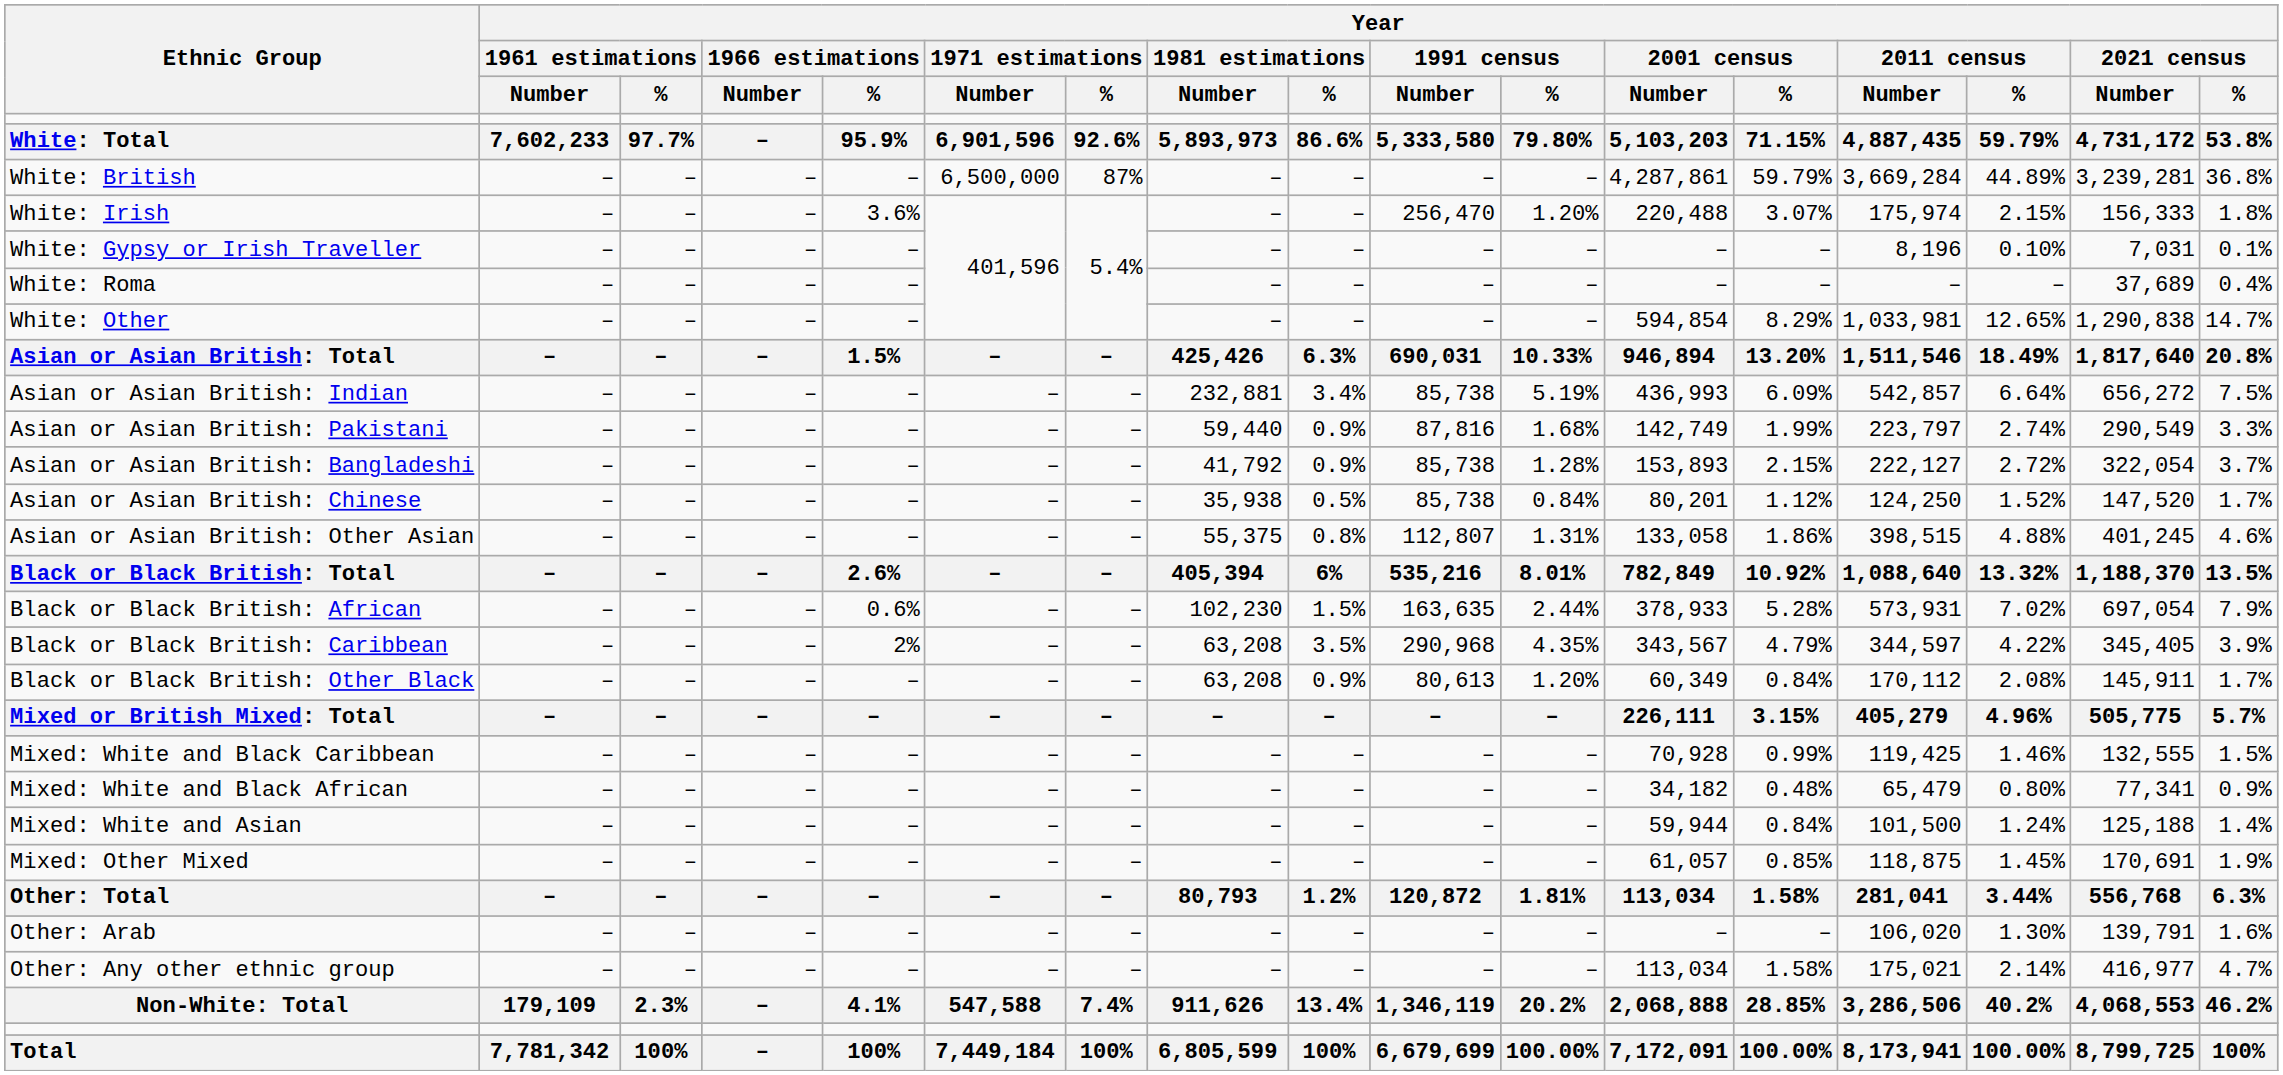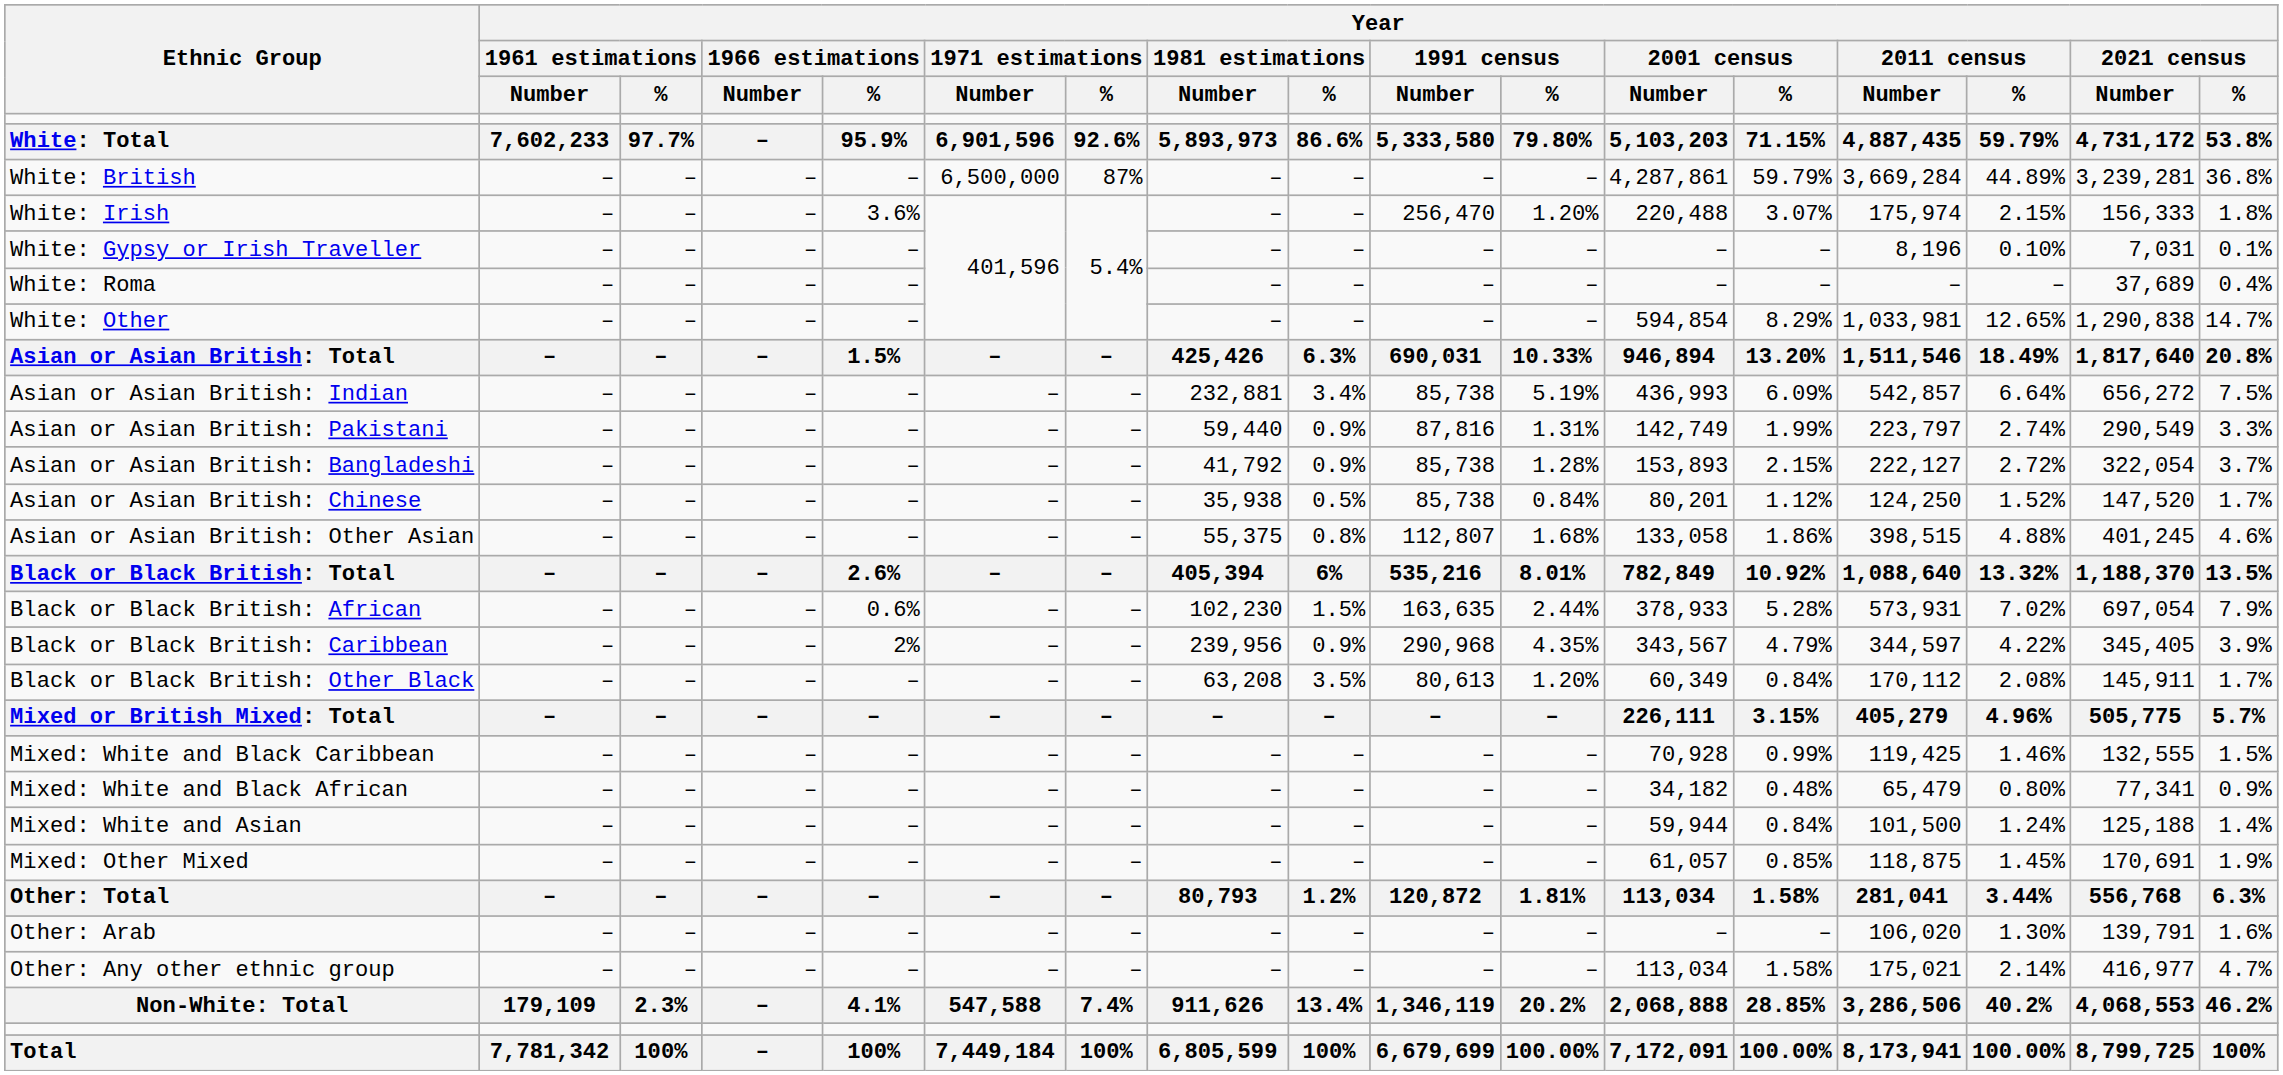(1565, 430) 1.68% -> (1565, 430) 1.31%
(1565, 538) 1.31% -> (1565, 538) 1.68%
(1243, 646) 63,208 -> (1236, 646) 239,956
(1339, 646) 3.5% -> (1339, 646) 0.9%
(1339, 682) 0.9% -> (1339, 682) 3.5%
